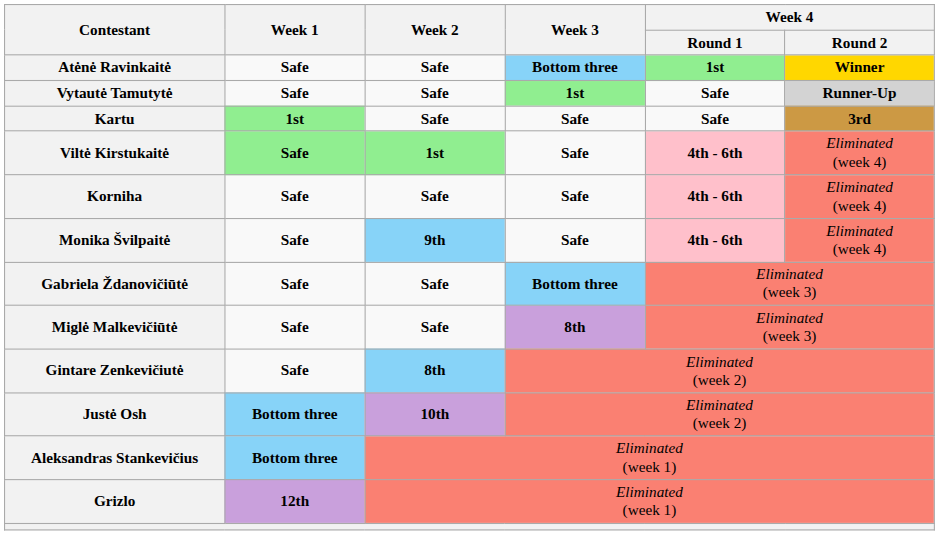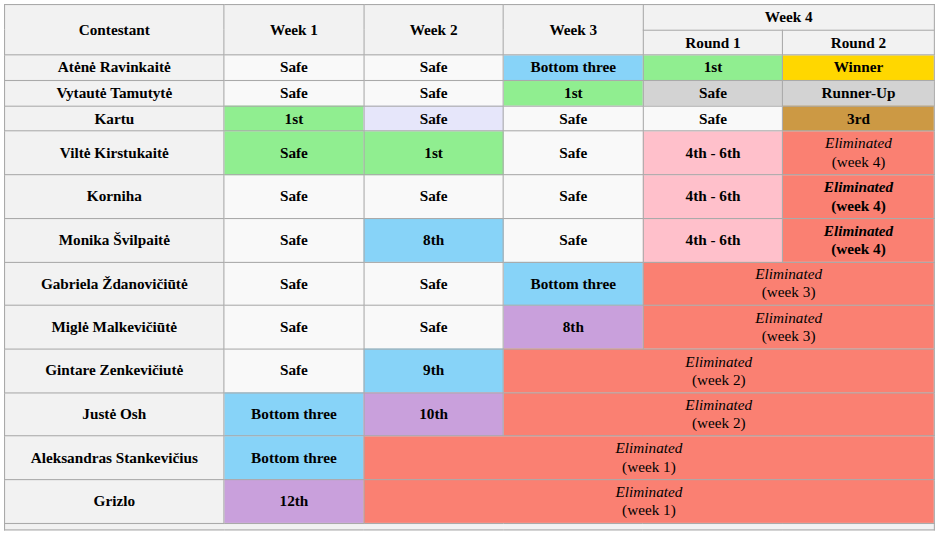(715, 93) no background -> (713, 93) lightgrey background
(435, 118) no background -> (434, 118) lavender background
(860, 196) normal -> (858, 196) bold
(435, 240) 9th -> (434, 240) 8th
(860, 240) normal -> (858, 240) bold
(435, 370) 8th -> (434, 370) 9th
